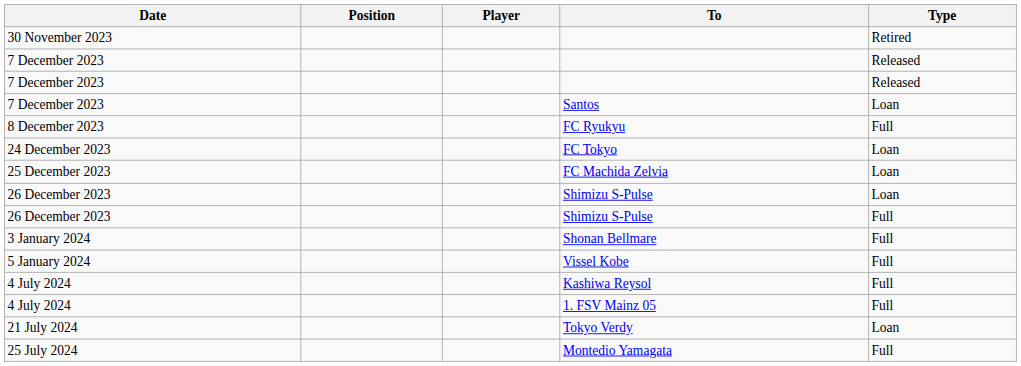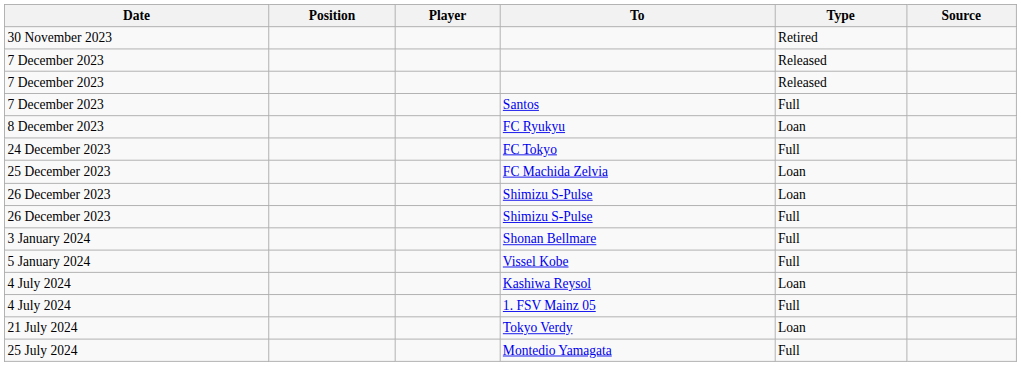+ column: (961, 15)
(885, 105) Loan -> (789, 105) Full
(882, 127) Full -> (792, 127) Loan
(885, 149) Loan -> (789, 149) Full
(882, 283) Full -> (792, 283) Loan
